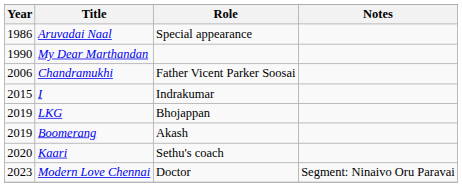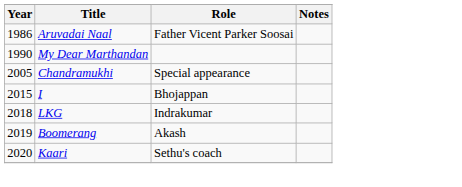(204, 34) Special appearance -> (224, 34) Father Vicent Parker Soosai
(20, 73) 2006 -> (20, 73) 2005
(226, 73) Father Vicent Parker Soosai -> (202, 73) Special appearance
(185, 93) Indrakumar -> (181, 93) Bhojappan
(20, 113) 2019 -> (20, 113) 2018
(183, 113) Bhojappan -> (183, 113) Indrakumar
- row: (94, 172)
